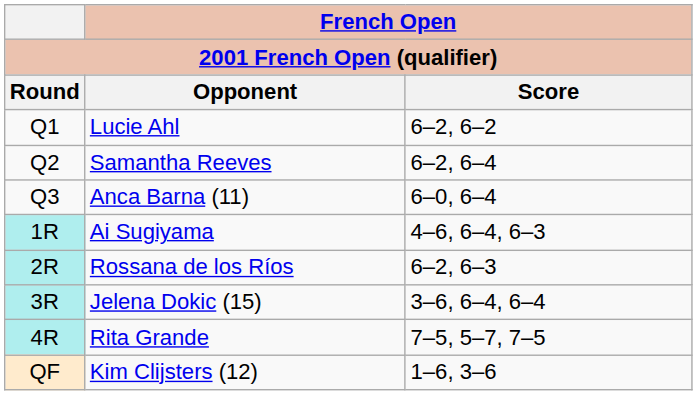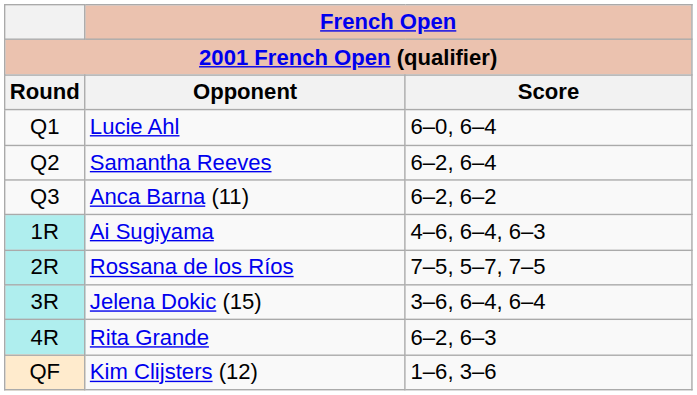(454, 127) 6–2, 6–2 -> (454, 127) 6–0, 6–4
(454, 197) 6–0, 6–4 -> (454, 197) 6–2, 6–2
(454, 267) 6–2, 6–3 -> (478, 267) 7–5, 5–7, 7–5
(478, 337) 7–5, 5–7, 7–5 -> (454, 337) 6–2, 6–3
